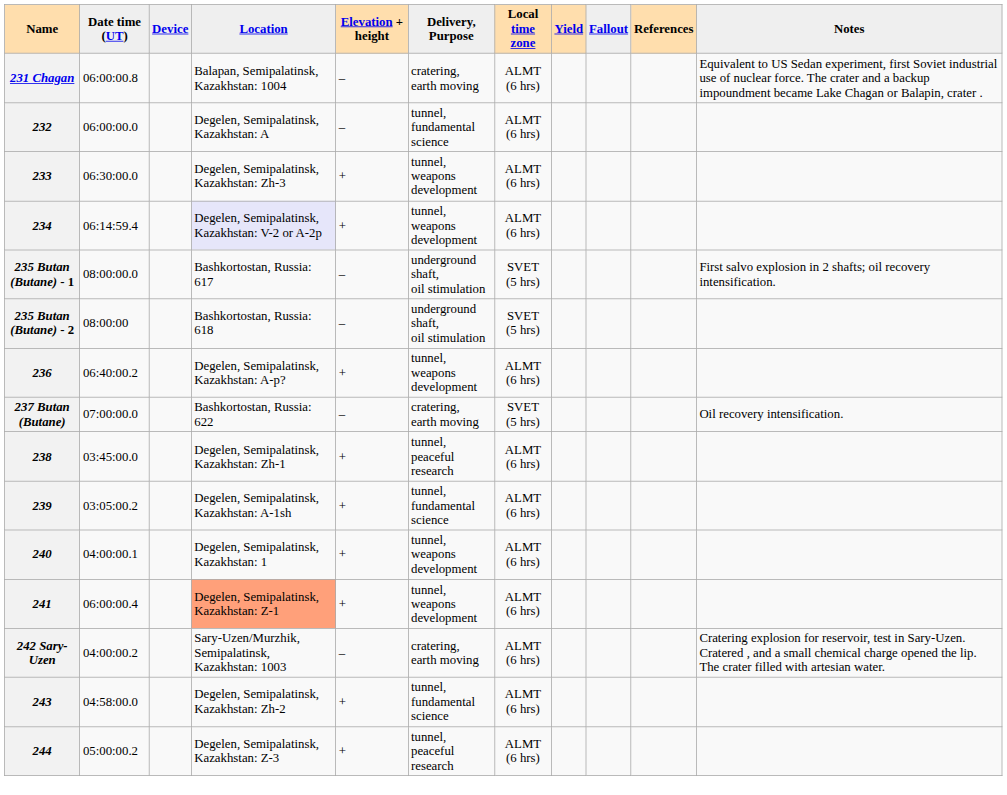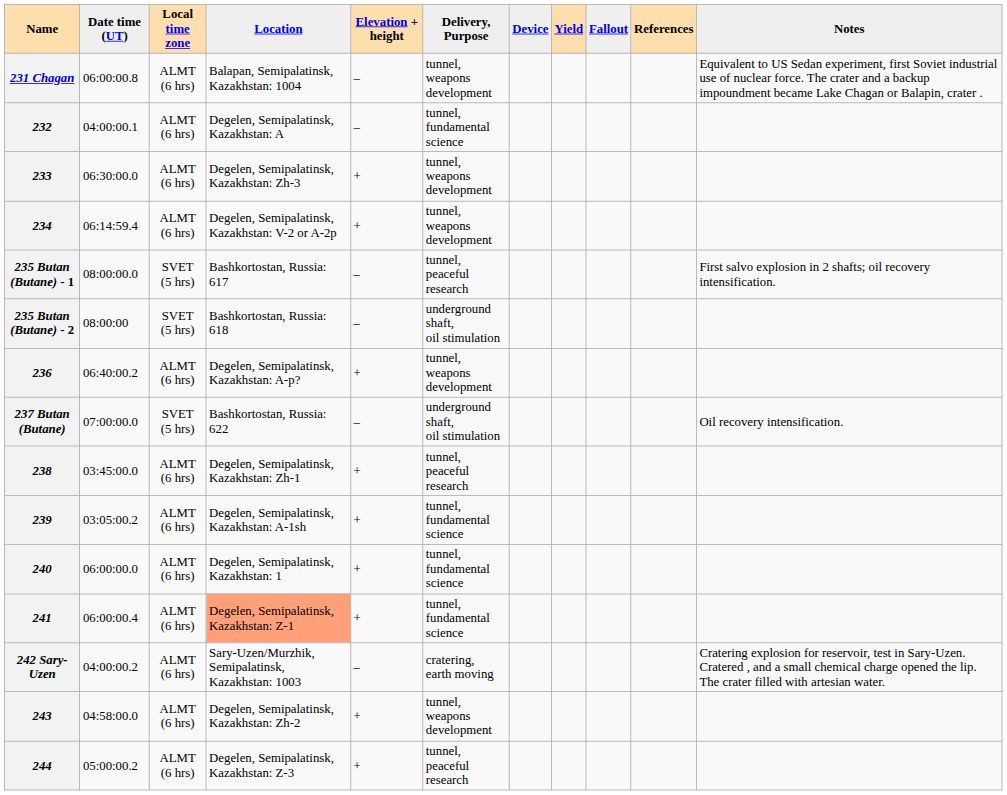columns swapped: (523, 29) <-> (170, 29)
(445, 78) cratering, earth moving -> (459, 78) tunnel, weapons development
(110, 127) 06:00:00.0 -> (110, 127) 04:00:00.1
(258, 225) lavender background -> (273, 225) no background
(448, 274) underground shaft, oil stimulation -> (447, 274) tunnel, peaceful research
(445, 414) cratering, earth moving -> (463, 421) underground shaft, oil stimulation
(110, 554) 04:00:00.1 -> (110, 569) 06:00:00.0
(444, 554) tunnel, weapons development -> (458, 569) tunnel, fundamental science
(444, 603) tunnel, weapons development -> (458, 618) tunnel, fundamental science
(443, 702) tunnel, fundamental science -> (459, 716) tunnel, weapons development
